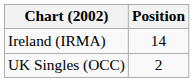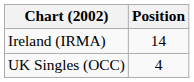(158, 65) 2 -> (158, 65) 4
